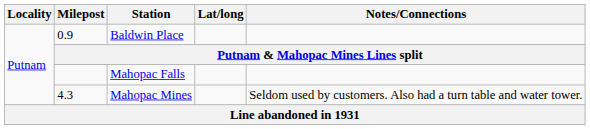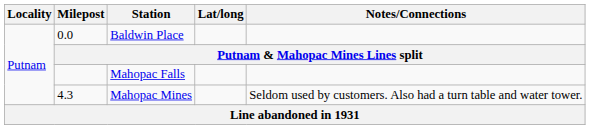(65, 34) 0.9 -> (65, 34) 0.0
